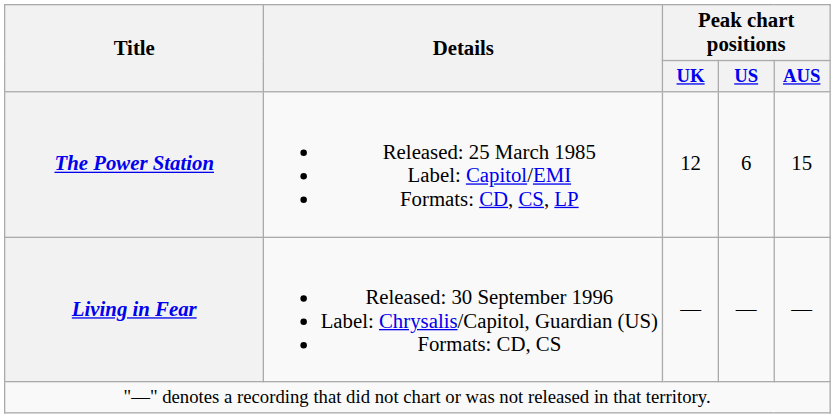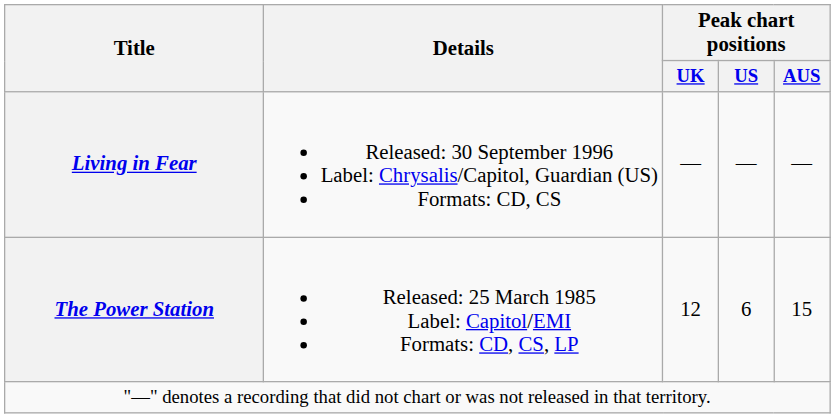rows swapped: (134, 164) <-> (134, 308)
